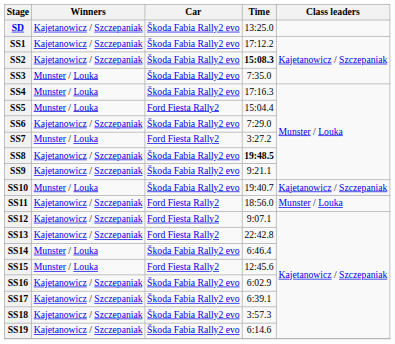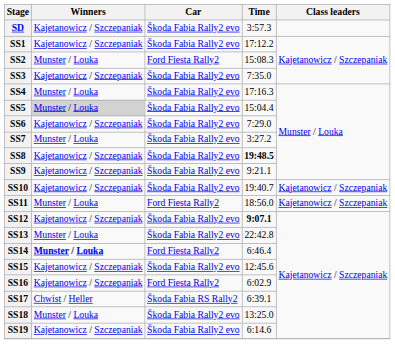(259, 27) 13:25.0 -> (259, 27) 3:57.3
(88, 59) Kajetanowicz / Szczepaniak -> (66, 59) Munster / Louka
(193, 59) Škoda Fabia Rally2 evo -> (183, 59) Ford Fiesta Rally2
(259, 59) bold -> (259, 59) normal
(66, 75) Munster / Louka -> (88, 75) Kajetanowicz / Szczepaniak
(66, 107) no background -> (66, 107) lightgrey background
(183, 107) Ford Fiesta Rally2 -> (193, 107) Škoda Fabia Rally2 evo
(183, 139) Ford Fiesta Rally2 -> (193, 139) Škoda Fabia Rally2 evo
(66, 187) Munster / Louka -> (88, 187) Kajetanowicz / Szczepaniak
(88, 203) Kajetanowicz / Szczepaniak -> (66, 203) Munster / Louka
(311, 203) Munster / Louka -> (333, 203) Kajetanowicz / Szczepaniak
(183, 219) Ford Fiesta Rally2 -> (193, 219) Škoda Fabia Rally2 evo
(259, 219) normal -> (259, 219) bold
(88, 235) Kajetanowicz / Szczepaniak -> (66, 235) Munster / Louka
(183, 235) Ford Fiesta Rally2 -> (193, 235) Škoda Fabia Rally2 evo
(66, 251) normal -> (69, 251) bold
(193, 251) Škoda Fabia Rally2 evo -> (183, 251) Ford Fiesta Rally2
(66, 266) Munster / Louka -> (88, 266) Kajetanowicz / Szczepaniak
(183, 266) Ford Fiesta Rally2 -> (193, 266) Škoda Fabia Rally2 evo
(193, 282) Škoda Fabia Rally2 evo -> (183, 282) Ford Fiesta Rally2
(88, 298) Kajetanowicz / Szczepaniak -> (63, 298) Chwist / Heller
(193, 298) Škoda Fabia Rally2 evo -> (192, 298) Škoda Fabia RS Rally2
(88, 314) Kajetanowicz / Szczepaniak -> (66, 314) Munster / Louka
(259, 314) 3:57.3 -> (259, 314) 13:25.0
